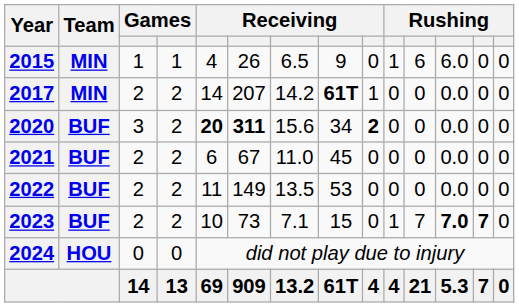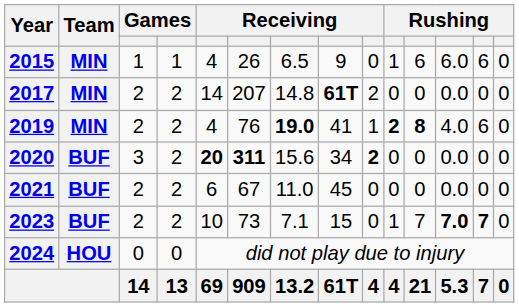(483, 61) 0 -> (483, 61) 6
(295, 93) 14.2 -> (295, 93) 14.8
(373, 93) 1 -> (373, 93) 2
+ row: (32, 125)
- row: (32, 189)
